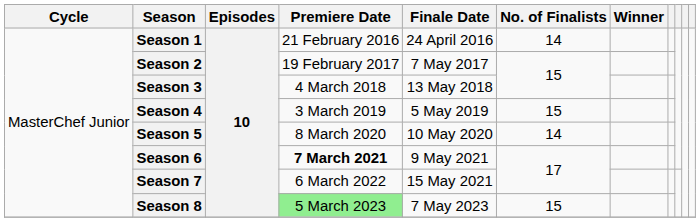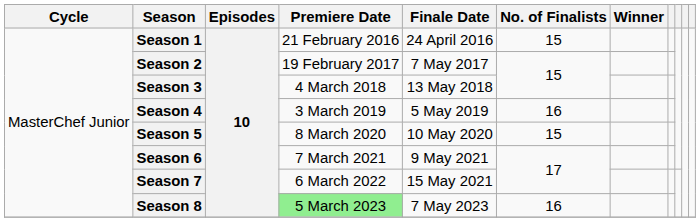(553, 40) 14 -> (553, 40) 15
(553, 111) 15 -> (553, 111) 16
(553, 134) 14 -> (553, 134) 15
(341, 158) bold -> (341, 158) normal
(553, 205) 15 -> (553, 205) 16
